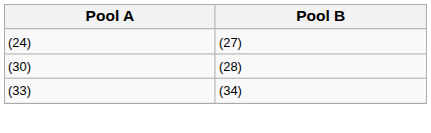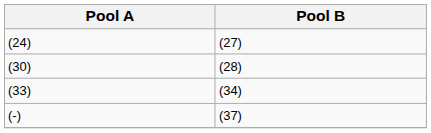+ row: (15, 116)
